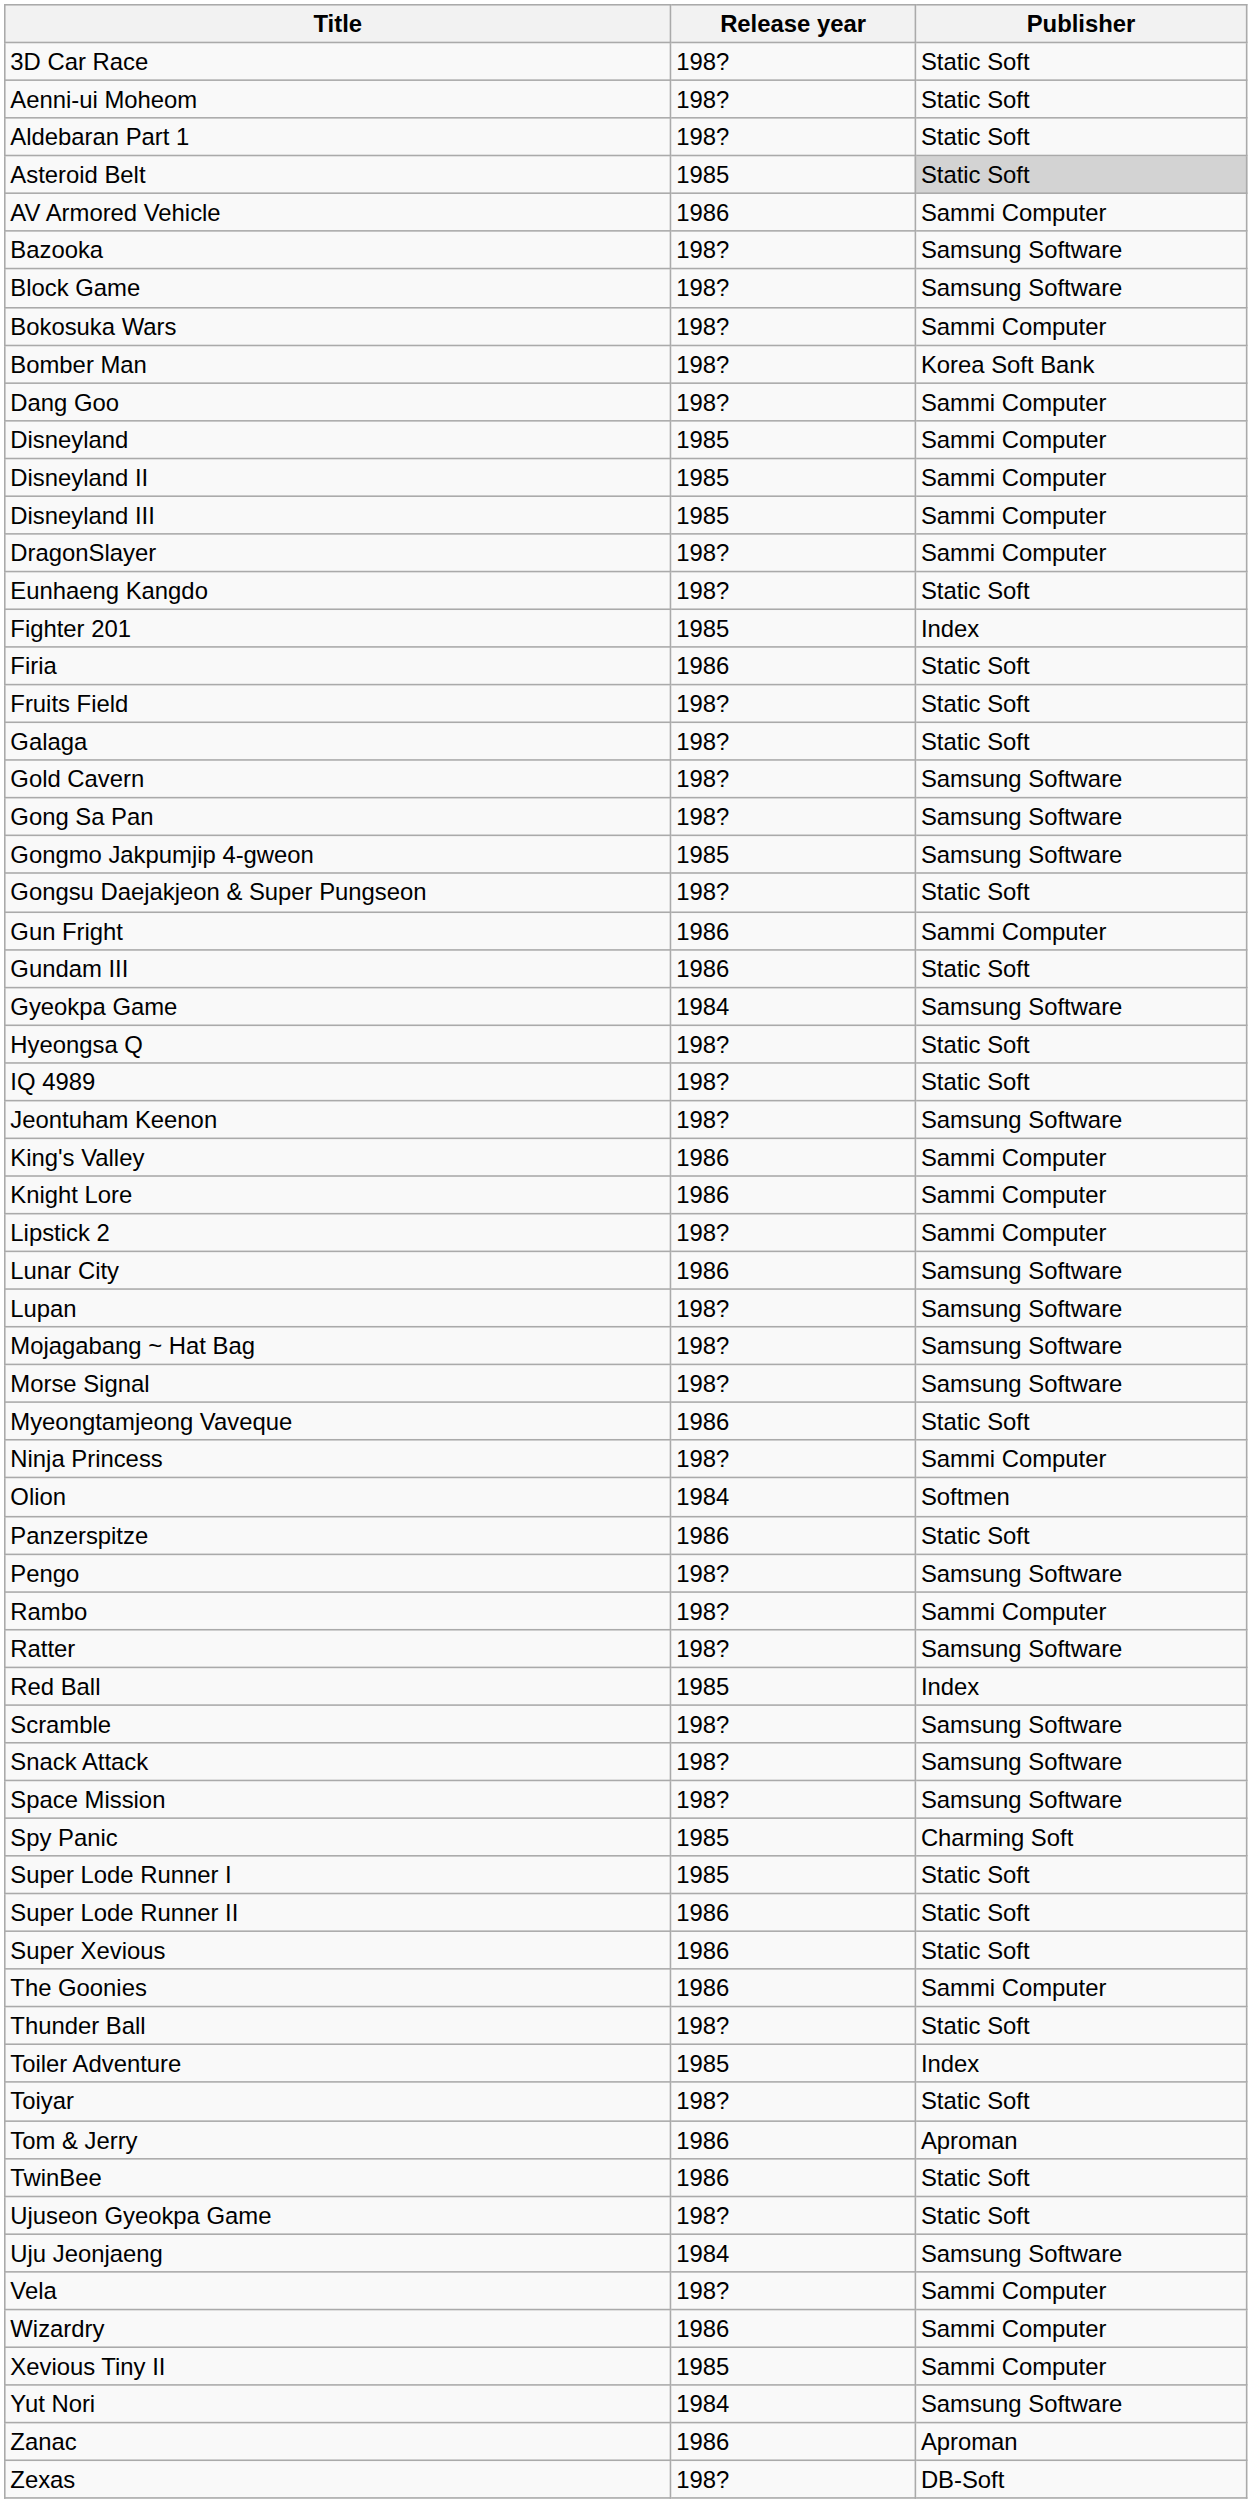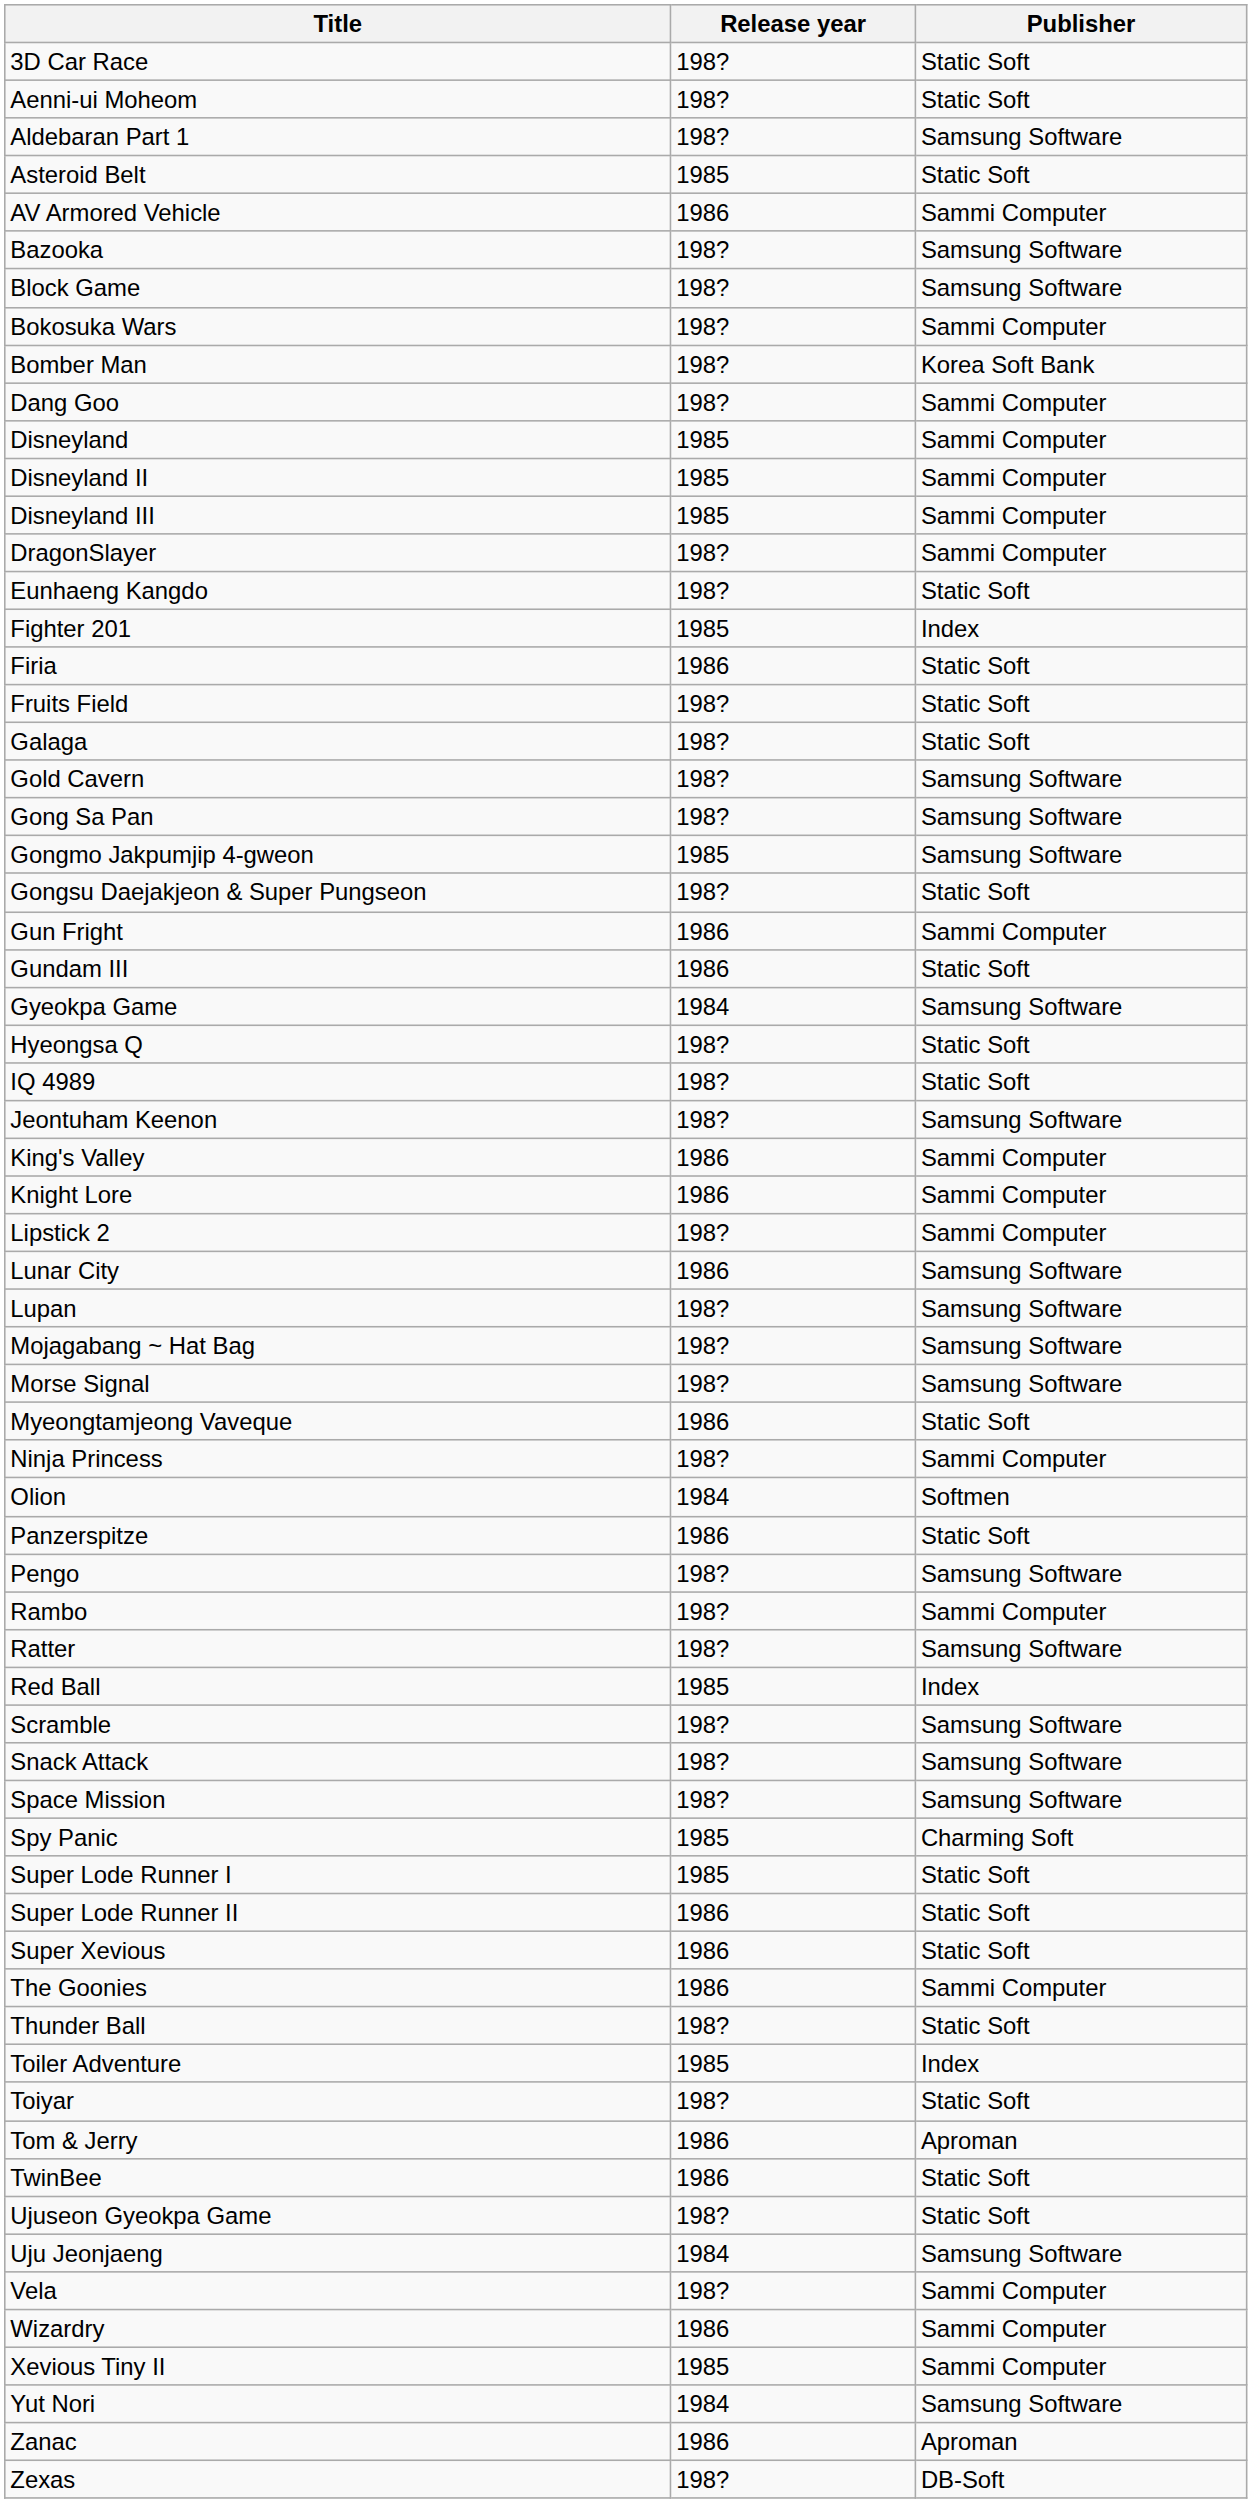(975, 137) Static Soft -> (1022, 137) Samsung Software
(975, 175) lightgrey background -> (975, 175) no background
